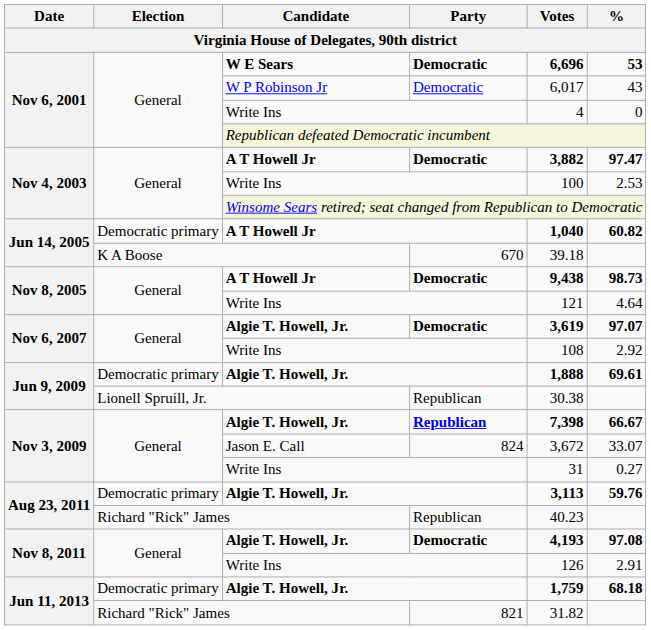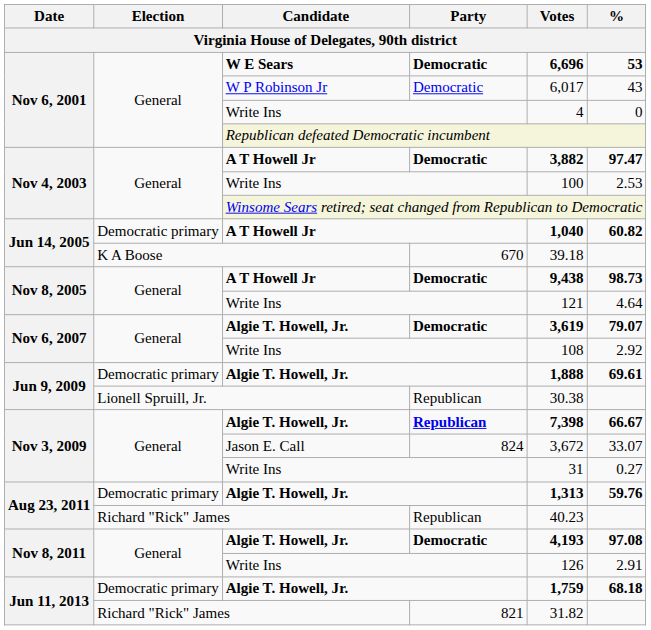(626, 326) 97.07 -> (626, 326) 79.07
(567, 493) 3,113 -> (567, 493) 1,313
